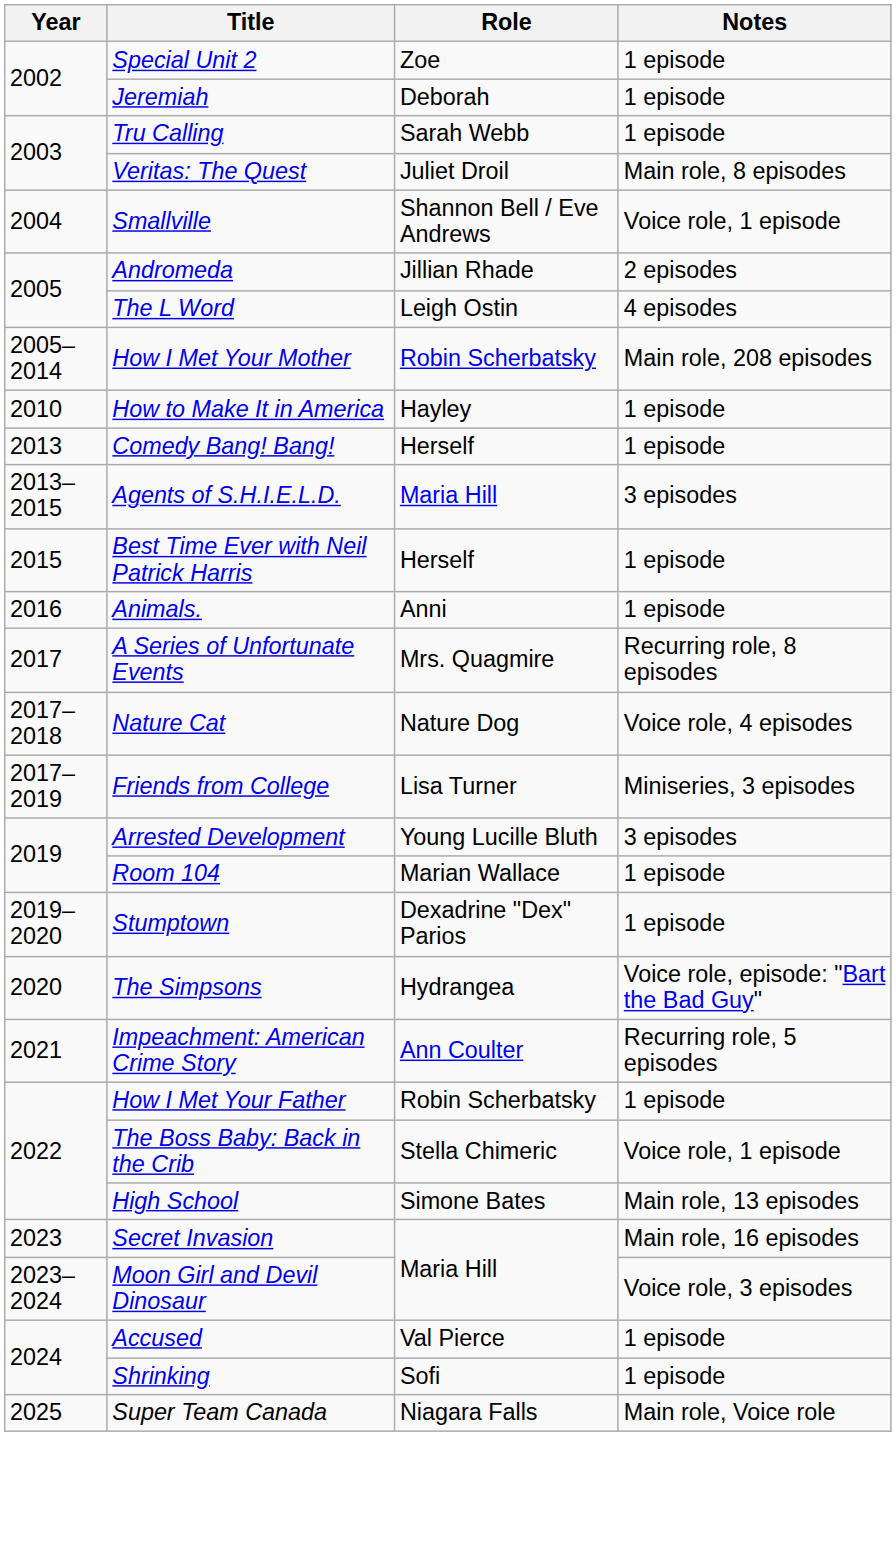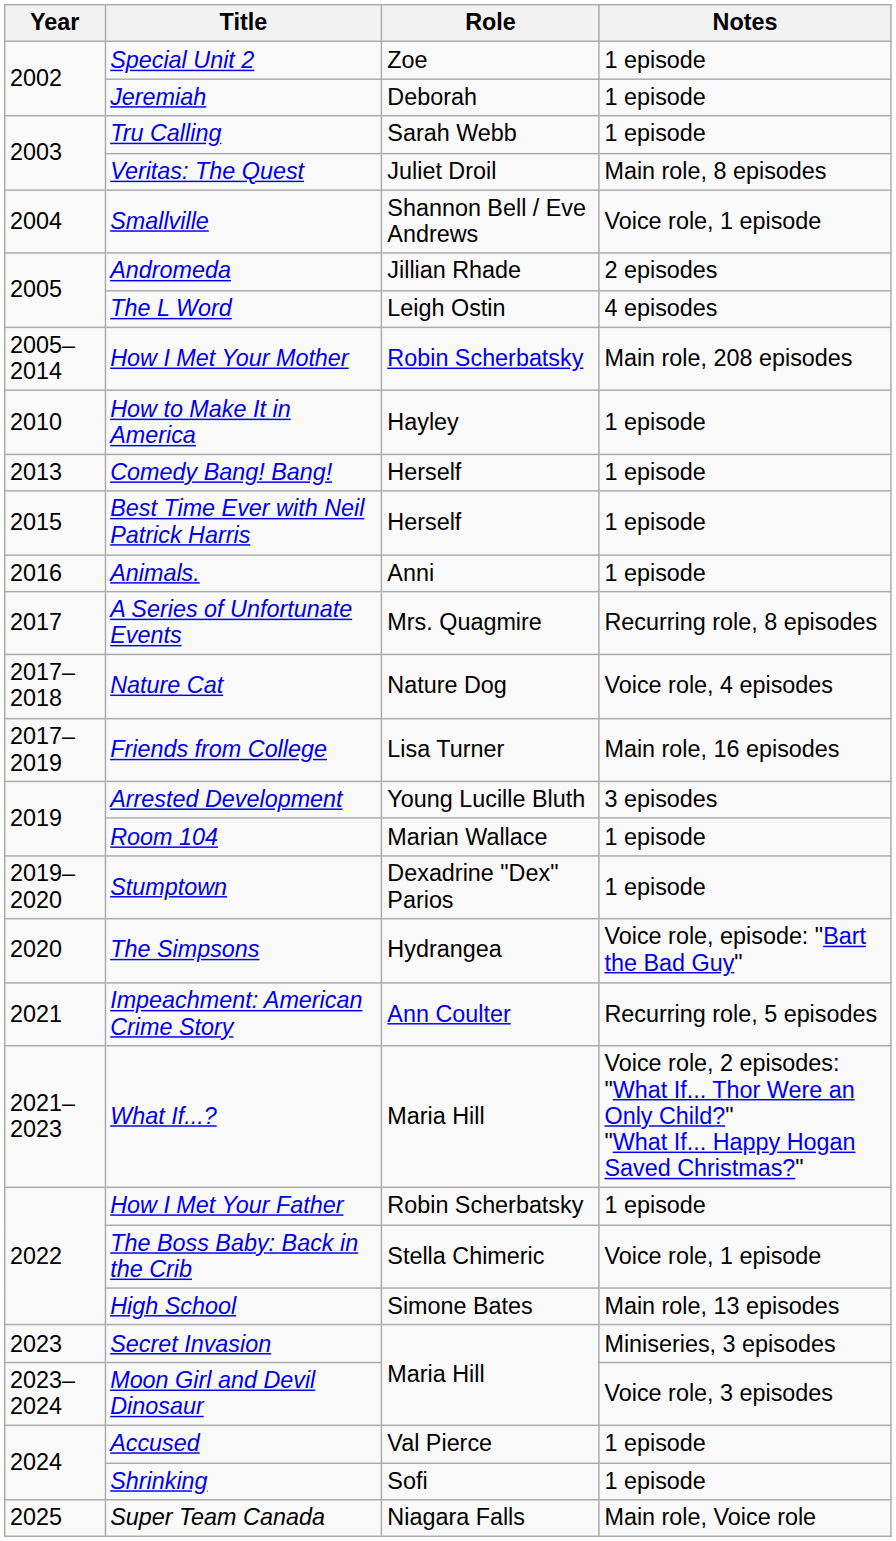- row: (227, 496)
(739, 786) Miniseries, 3 episodes -> (722, 749) Main role, 16 episodes
+ row: (163, 1116)
(741, 1238) Main role, 16 episodes -> (720, 1343) Miniseries, 3 episodes
